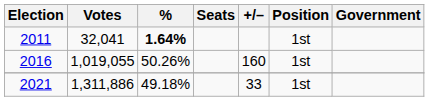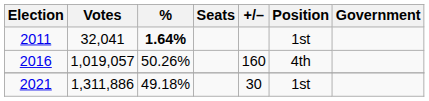(102, 61) 1,019,055 -> (102, 61) 1,019,057
(301, 61) 1st -> (301, 61) 4th
(254, 84) 33 -> (254, 84) 30
